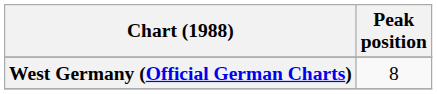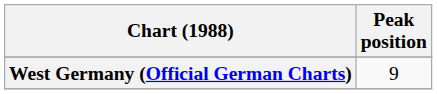(394, 72) 8 -> (394, 72) 9
